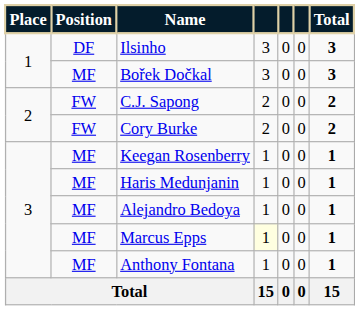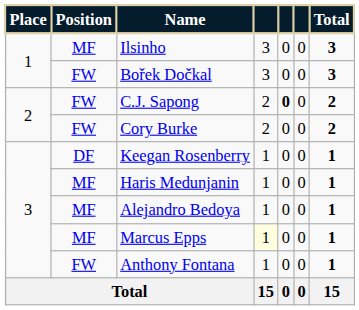(84, 47) DF -> (84, 47) MF
(84, 74) MF -> (84, 74) FW
(286, 101) normal -> (286, 101) bold
(84, 155) MF -> (84, 155) DF
(84, 263) MF -> (84, 263) FW
